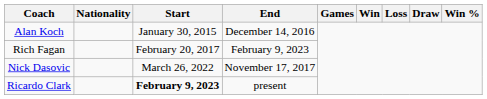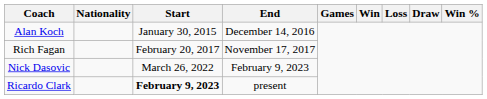(270, 49) February 9, 2023 -> (270, 49) November 17, 2017
(270, 67) November 17, 2017 -> (270, 67) February 9, 2023
